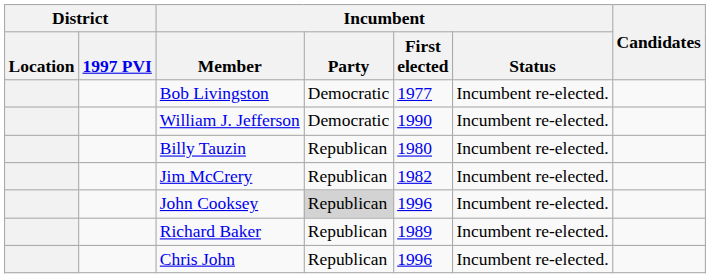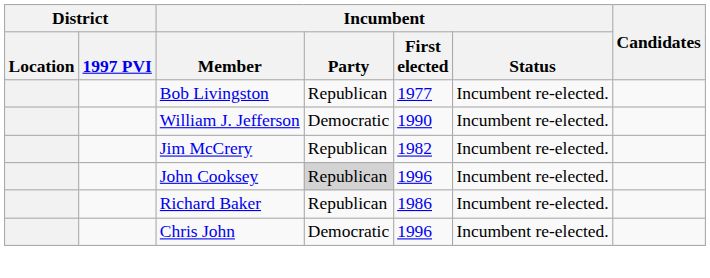(348, 93) Democratic -> (348, 93) Republican
- row: (203, 148)
(415, 231) 1989 -> (415, 203) 1986
(348, 259) Republican -> (348, 231) Democratic
